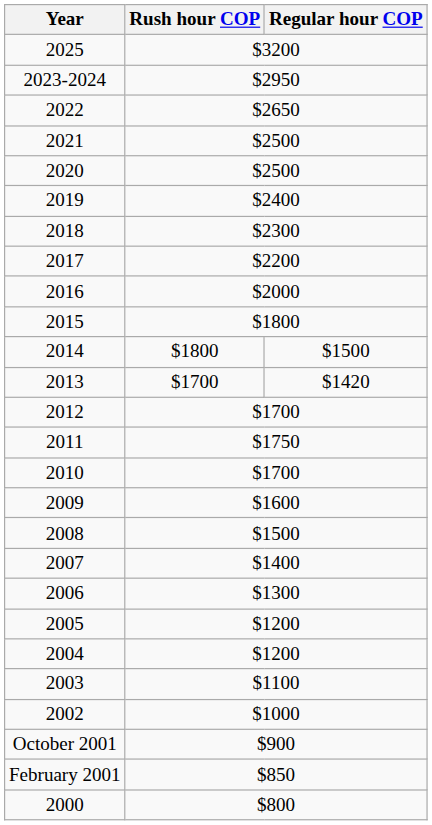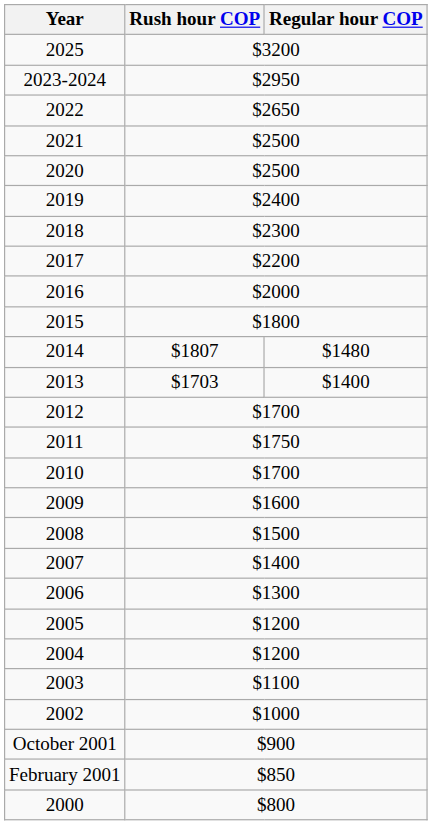(195, 351) $1800 -> (195, 351) $1807
(346, 351) $1500 -> (346, 351) $1480
(195, 381) $1700 -> (195, 381) $1703
(346, 381) $1420 -> (346, 381) $1400
